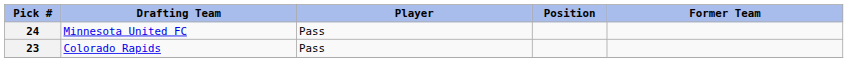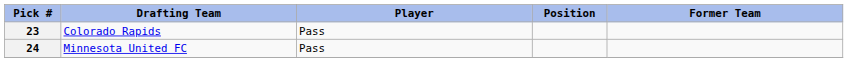rows swapped: (33, 48) <-> (33, 31)
